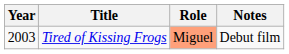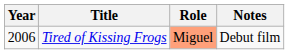(22, 37) 2003 -> (22, 37) 2006
